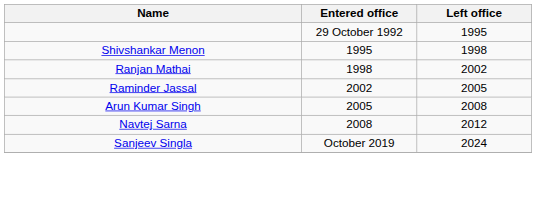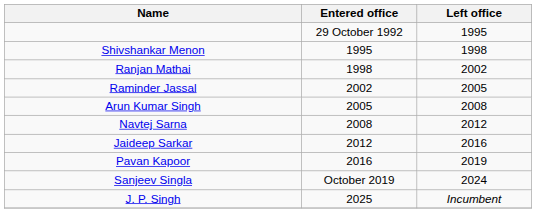+ row: (153, 143)
+ row: (153, 161)
+ row: (153, 198)
